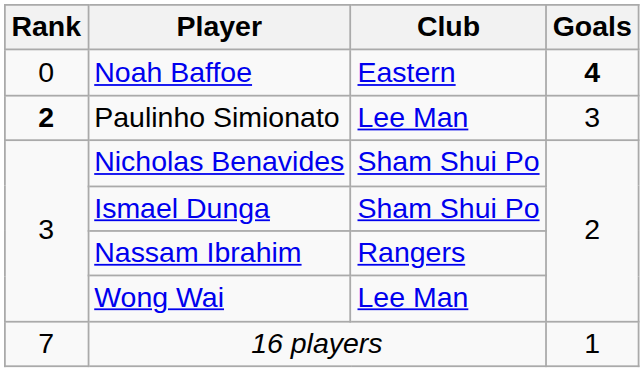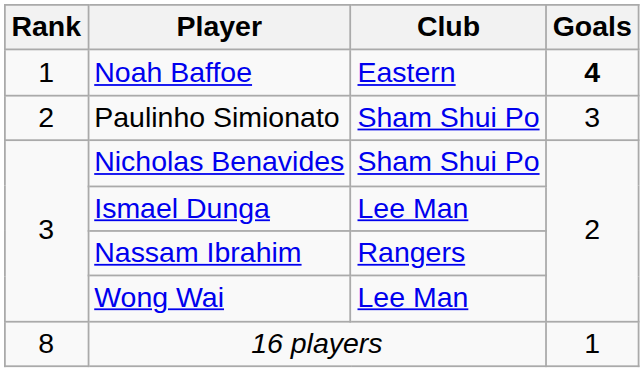(46, 72) 0 -> (46, 72) 1
(46, 117) bold -> (46, 117) normal
(413, 117) Lee Man -> (449, 117) Sham Shui Po
(449, 207) Sham Shui Po -> (413, 207) Lee Man
(46, 343) 7 -> (46, 343) 8
